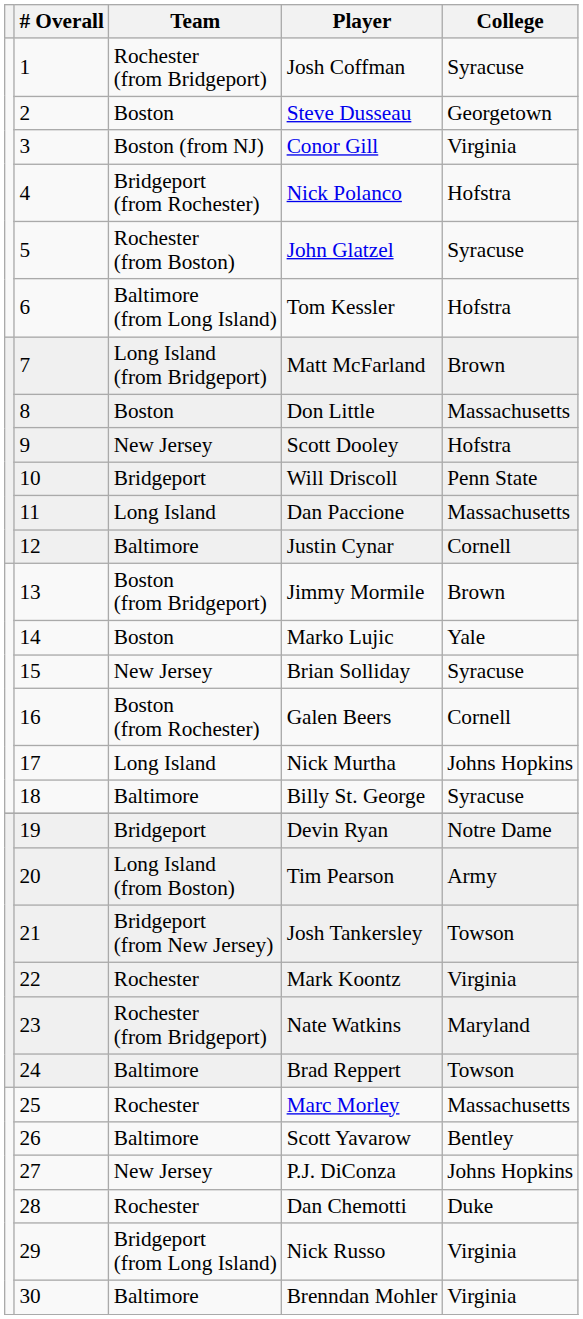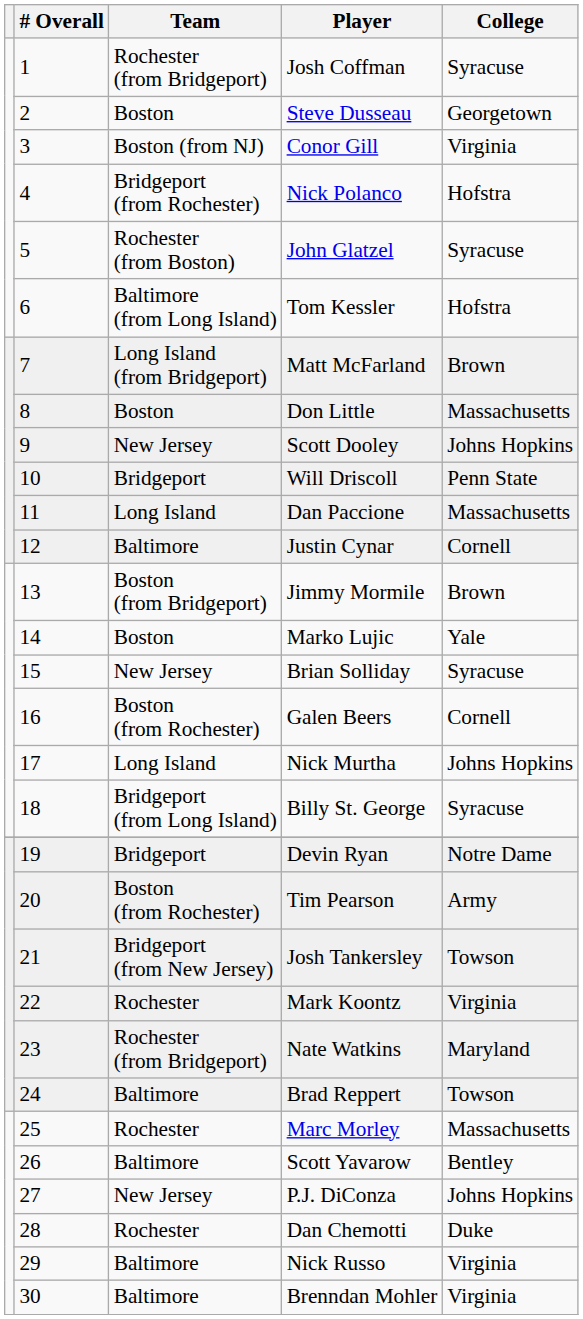(479, 444) Hofstra -> (510, 444) Johns Hopkins
(156, 796) Baltimore -> (195, 808) Bridgeport (from Long Island)
(174, 875) Long Island (from Boston) -> (187, 899) Boston (from Rochester)
(195, 1251) Bridgeport (from Long Island) -> (156, 1263) Baltimore
